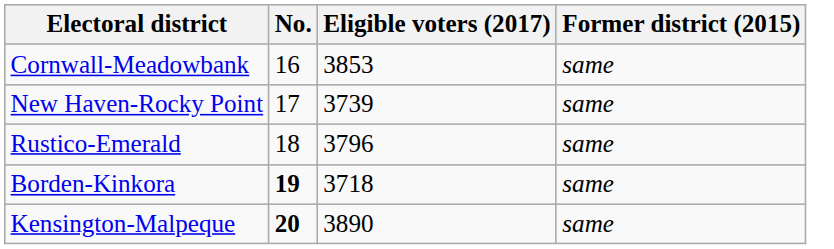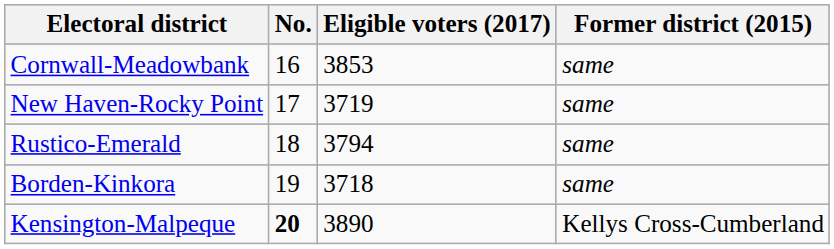(348, 104) 3739 -> (348, 104) 3719
(348, 143) 3796 -> (348, 143) 3794
(287, 183) bold -> (287, 183) normal
(588, 223) same -> (693, 223) Kellys Cross-Cumberland
